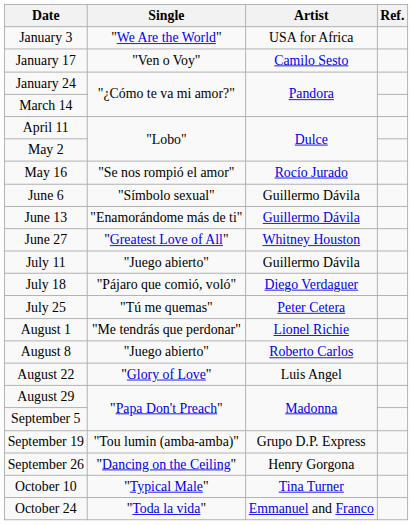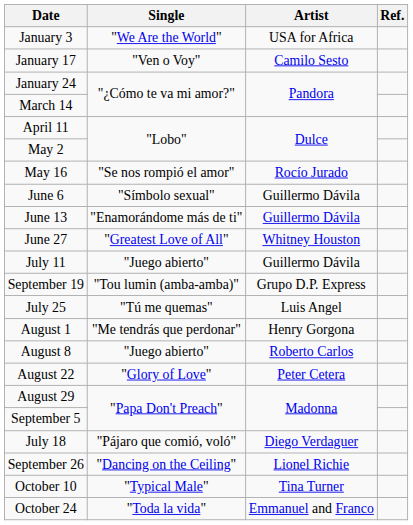rows swapped: (46, 284) <-> (46, 441)
(311, 306) Peter Cetera -> (311, 306) Luis Angel
(311, 329) Lionel Richie -> (311, 329) Henry Gorgona
(311, 373) Luis Angel -> (311, 373) Peter Cetera
(311, 463) Henry Gorgona -> (311, 463) Lionel Richie
